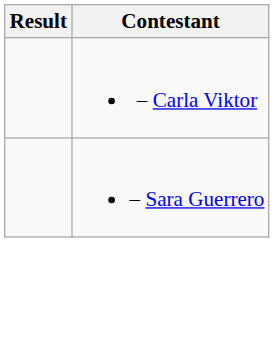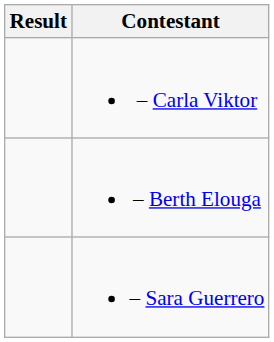+ row: (171, 199)
